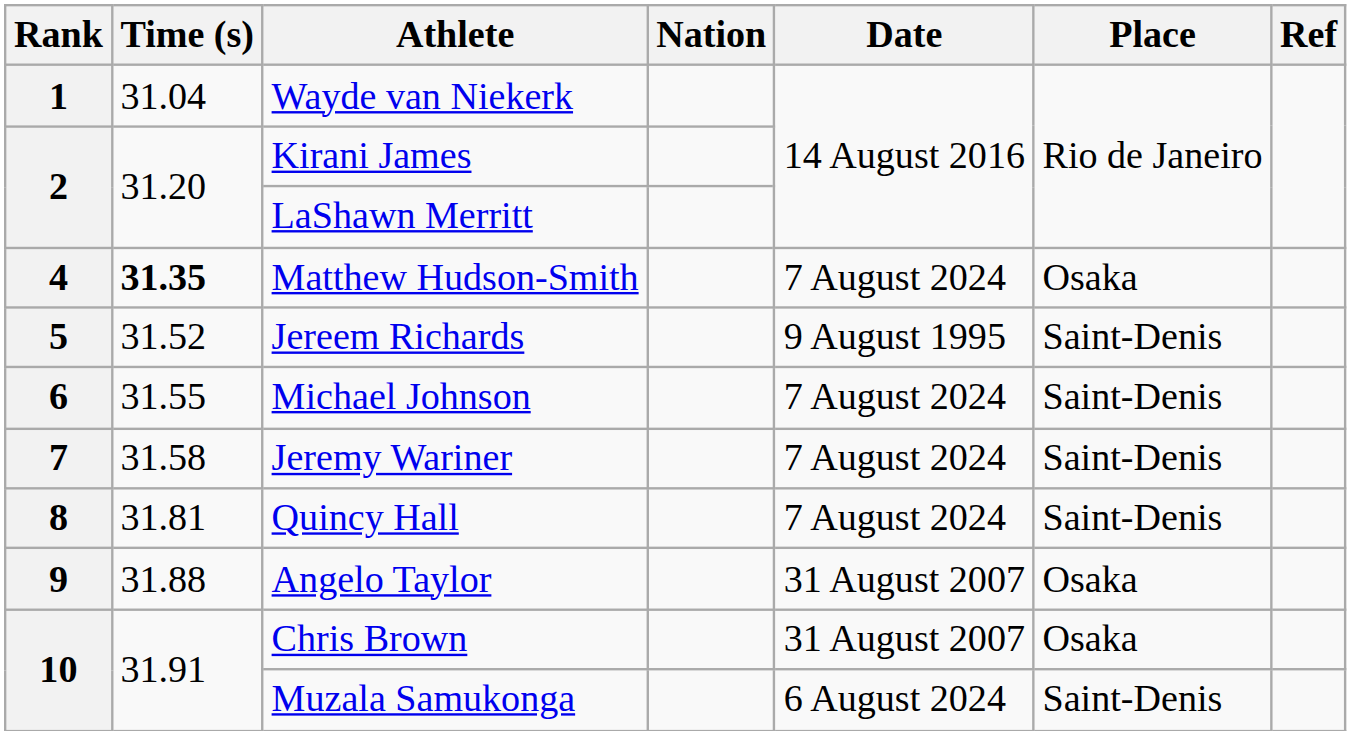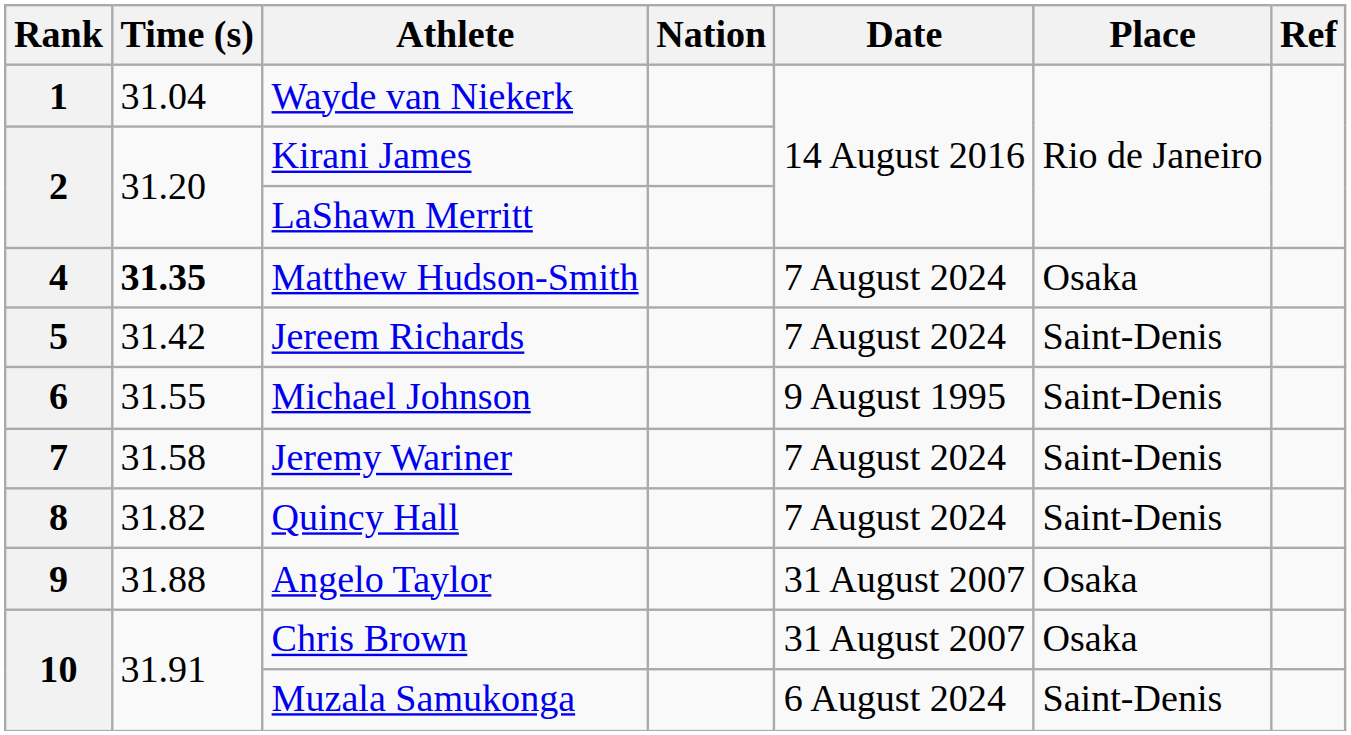(163, 336) 31.52 -> (163, 336) 31.42
(895, 336) 9 August 1995 -> (895, 336) 7 August 2024
(895, 397) 7 August 2024 -> (895, 397) 9 August 1995
(163, 517) 31.81 -> (163, 517) 31.82
